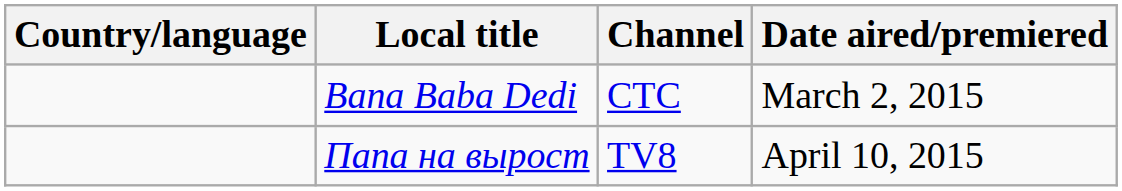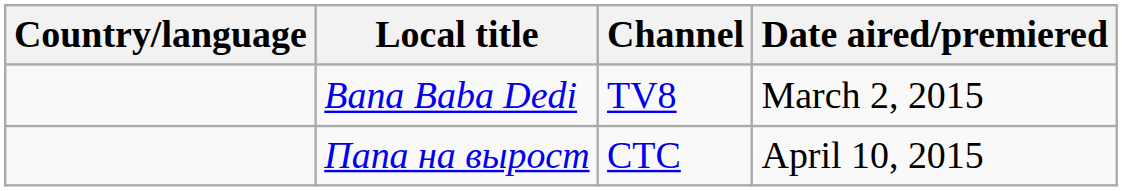(644, 94) СТС -> (642, 94) TV8
(642, 154) TV8 -> (644, 154) СТС
